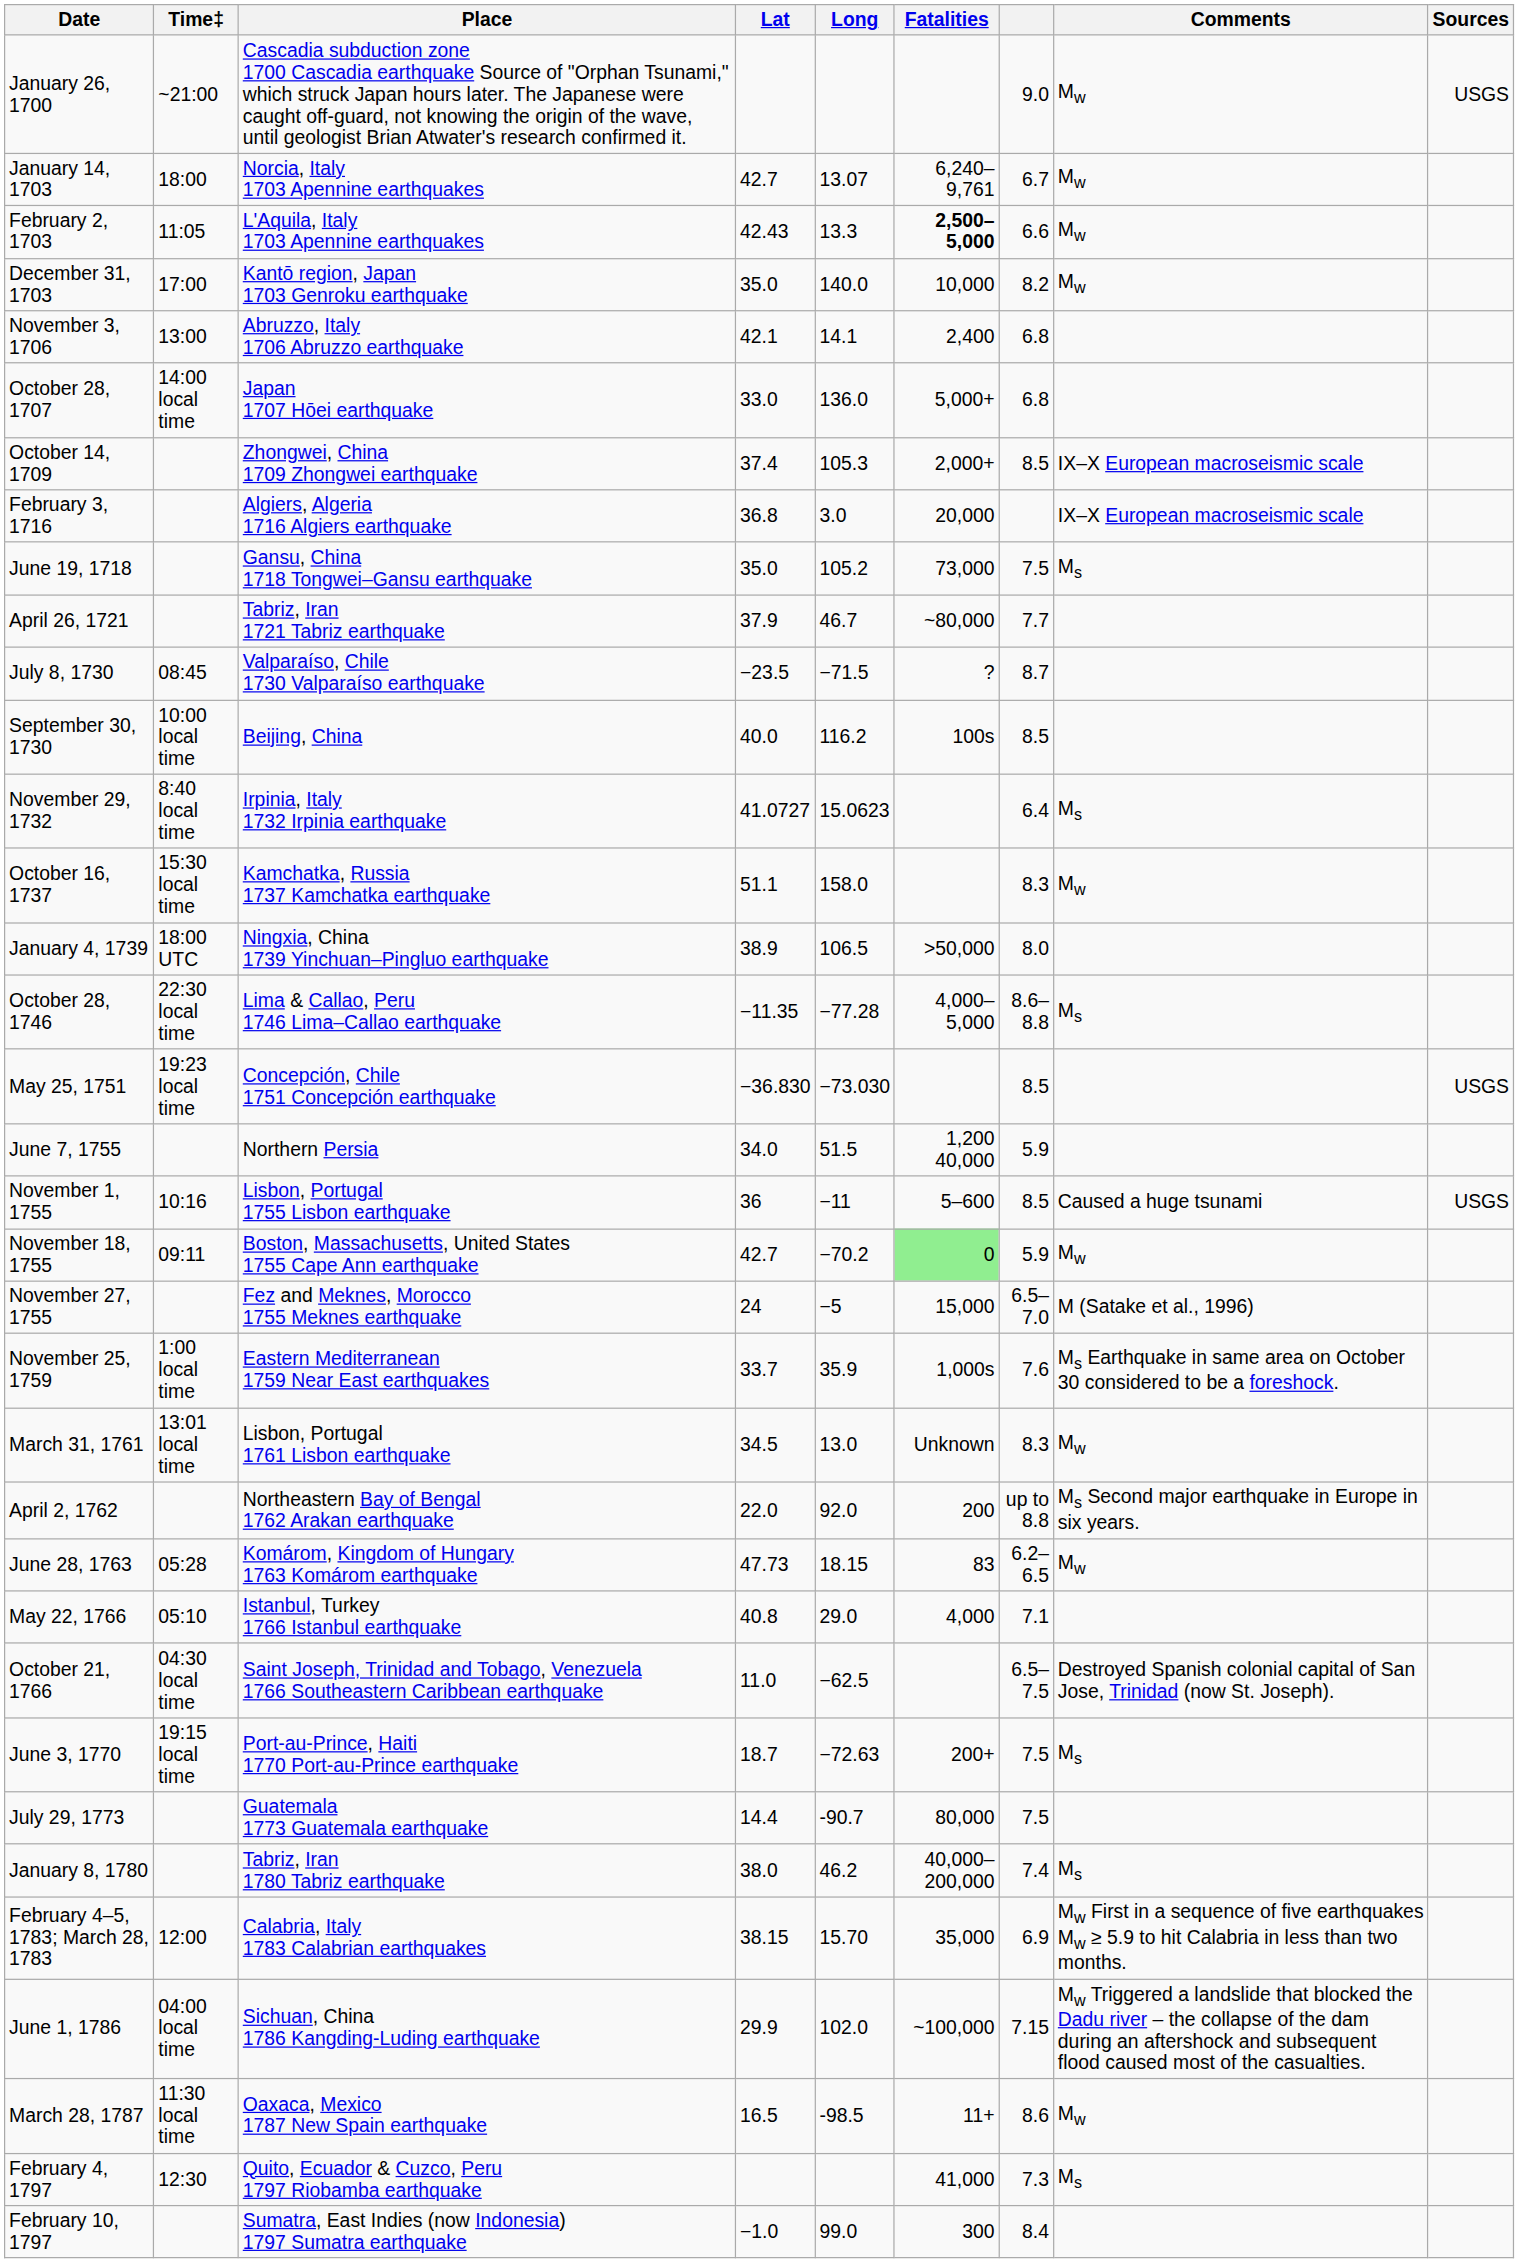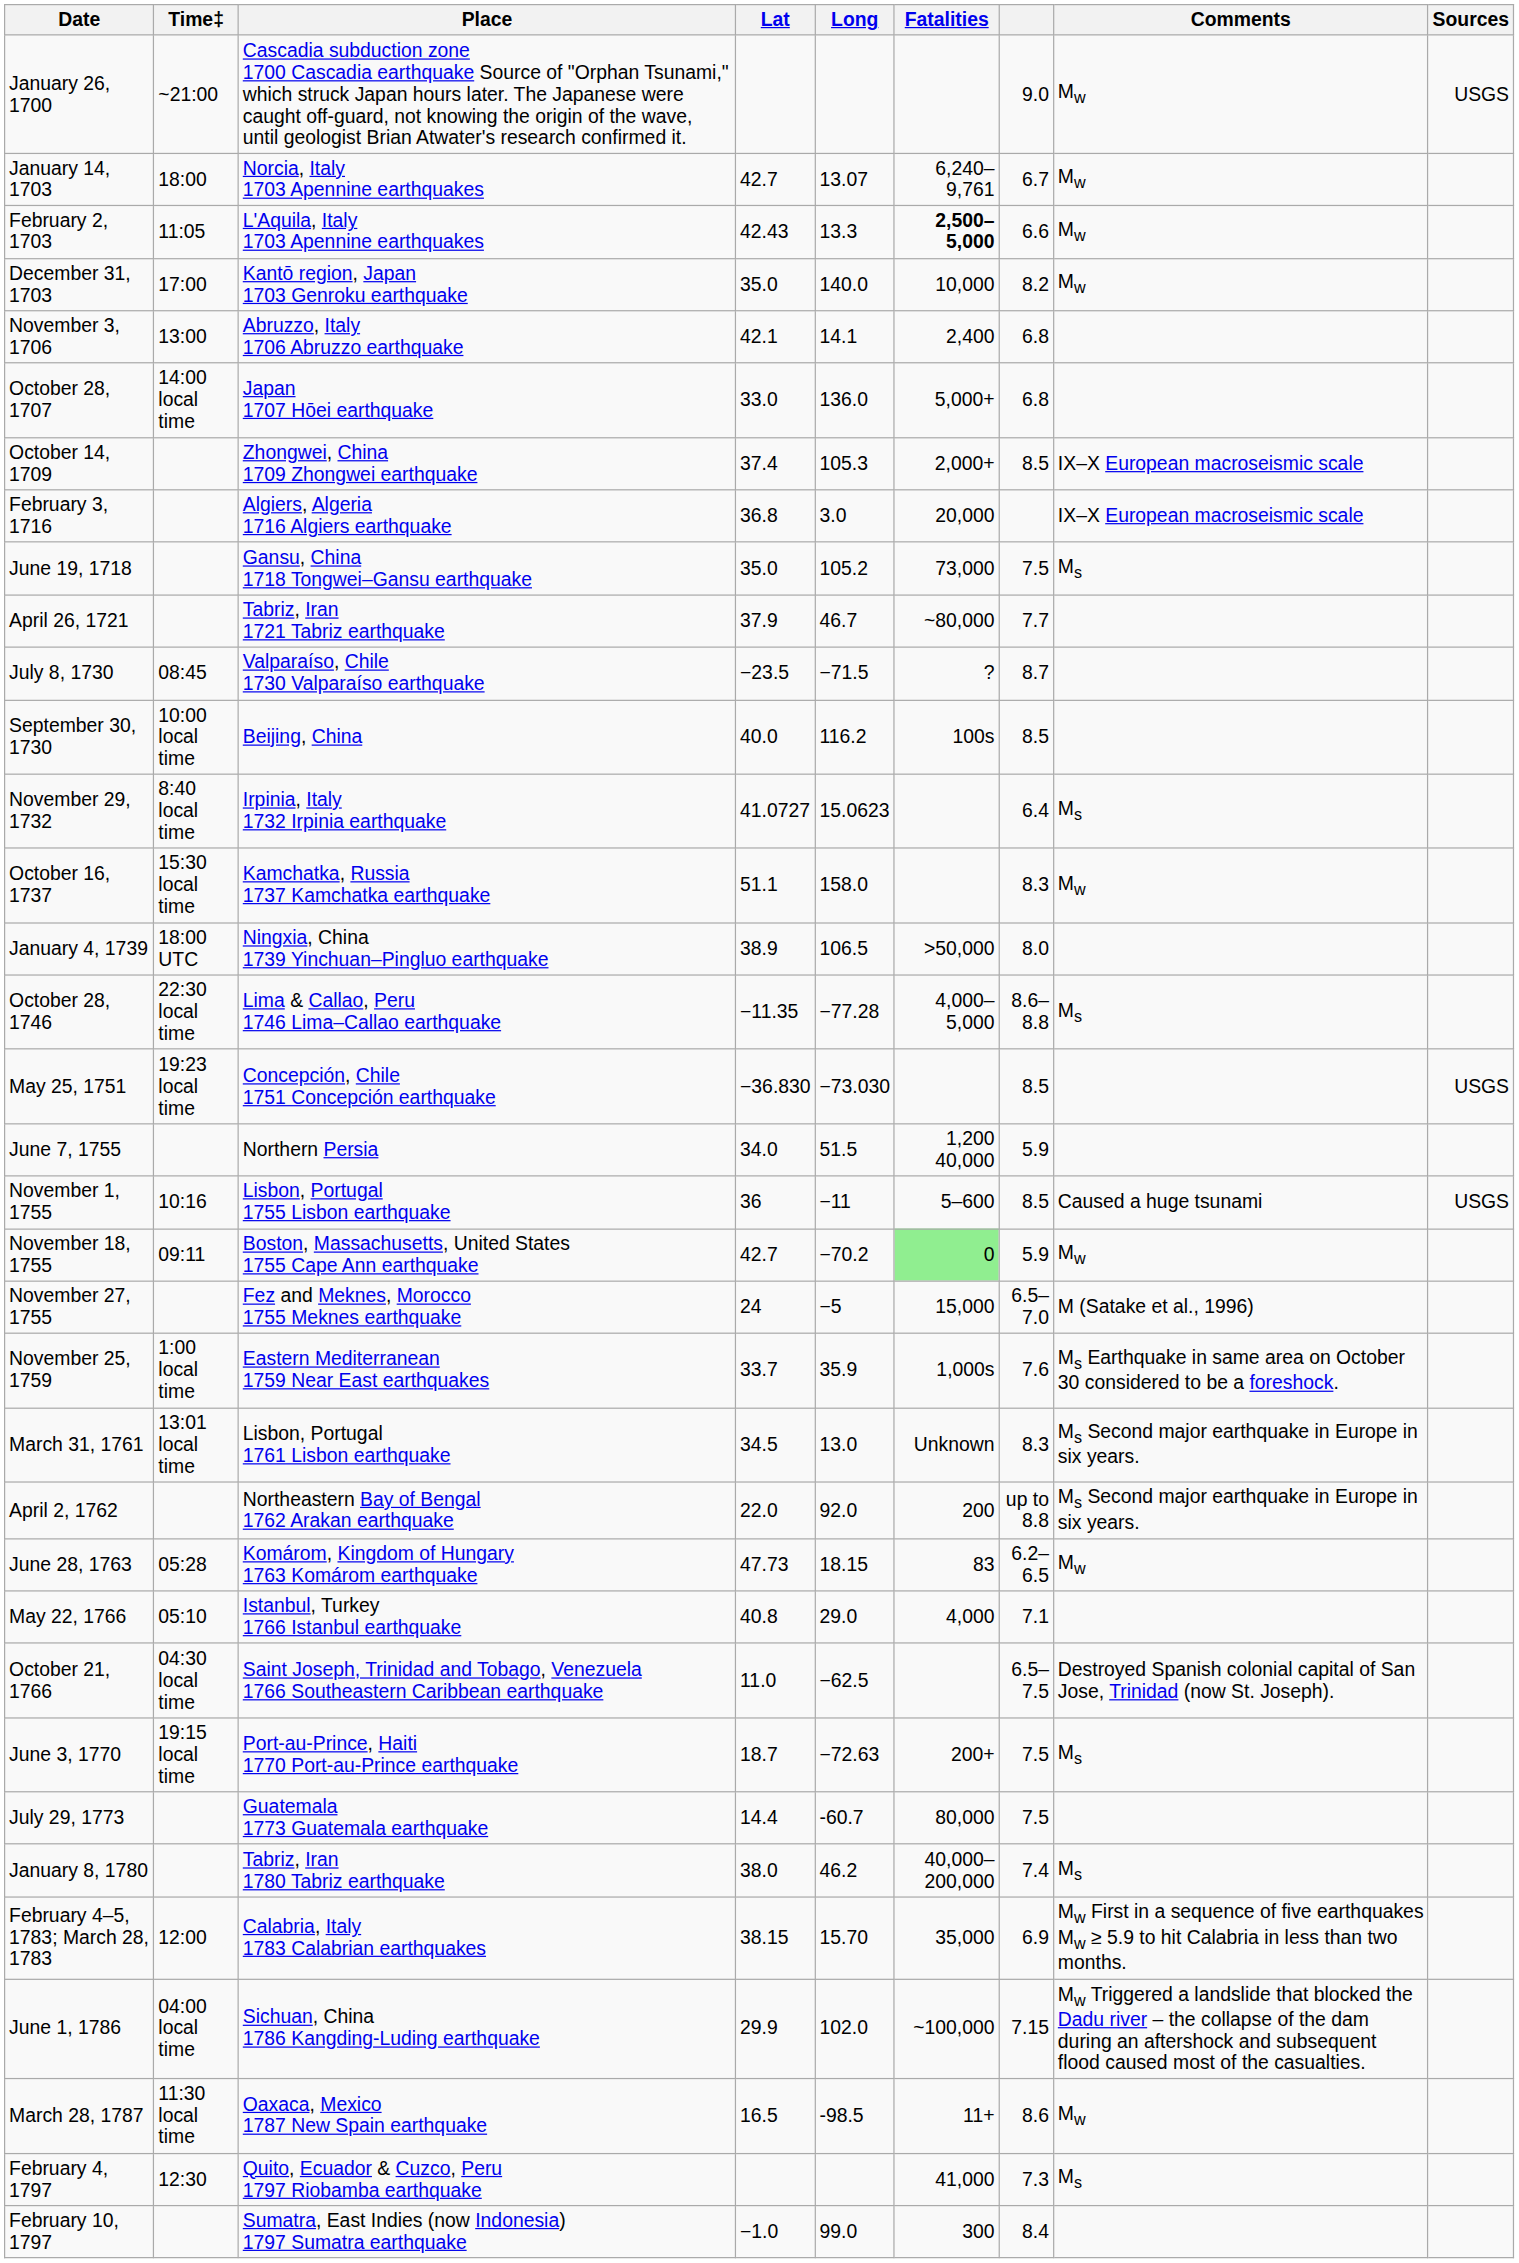(1072, 1445) Mw -> (1238, 1444) Ms Second major earthquake in Europe in six years.
(842, 1817) -90.7 -> (842, 1817) -60.7
